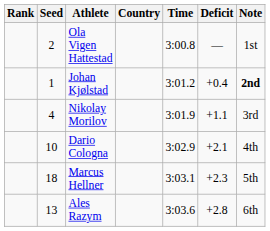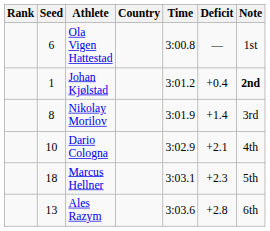(51, 45) 2 -> (51, 45) 6
(51, 115) 4 -> (51, 115) 8
(217, 115) +1.1 -> (217, 115) +1.4
